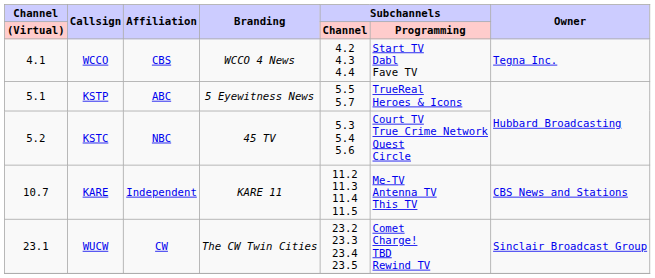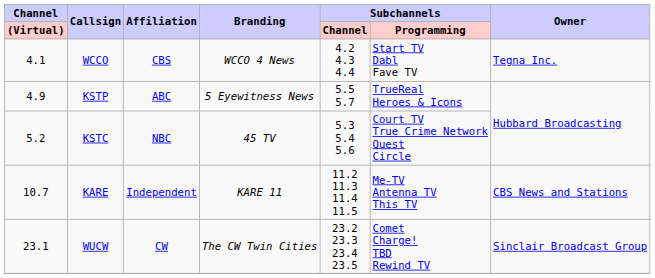(36, 96) 5.1 -> (36, 96) 4.9
